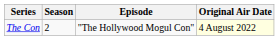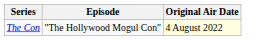- column: (59, 12)
